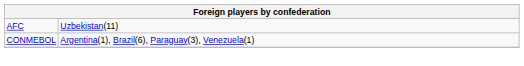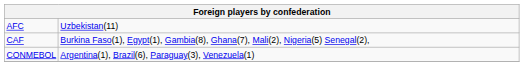+ row: (15, 40)
